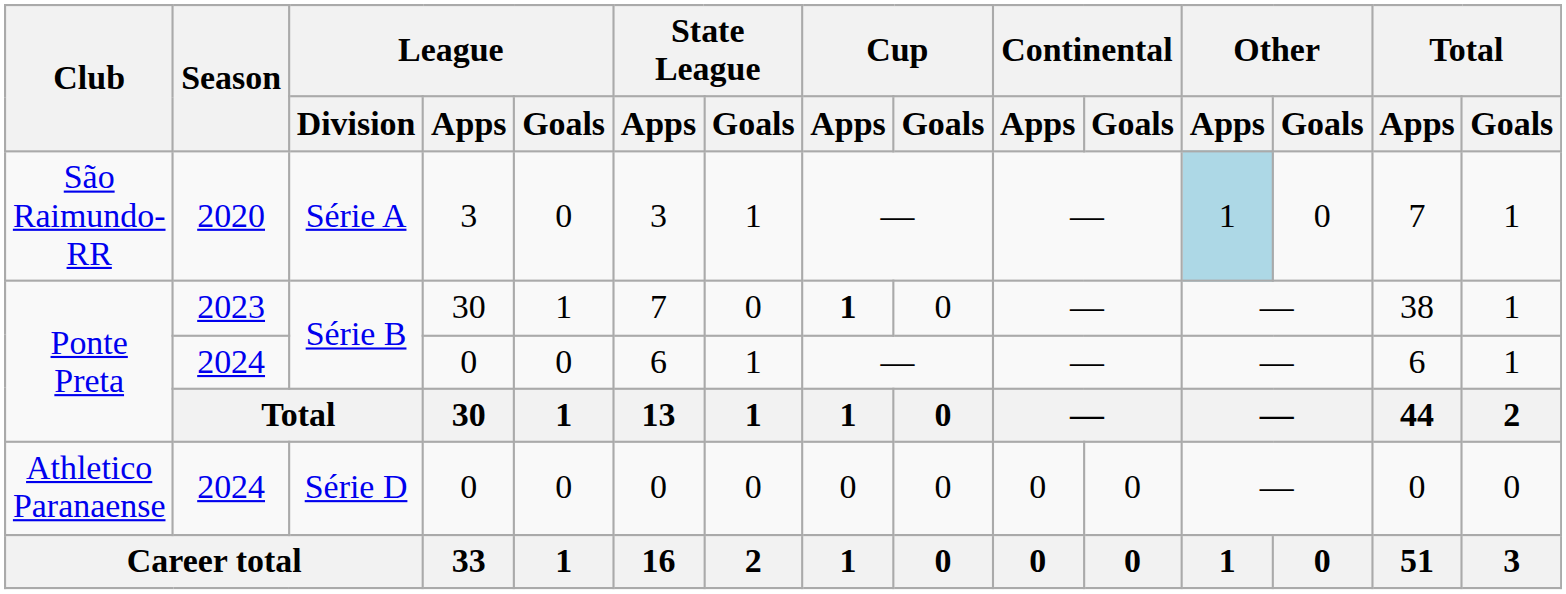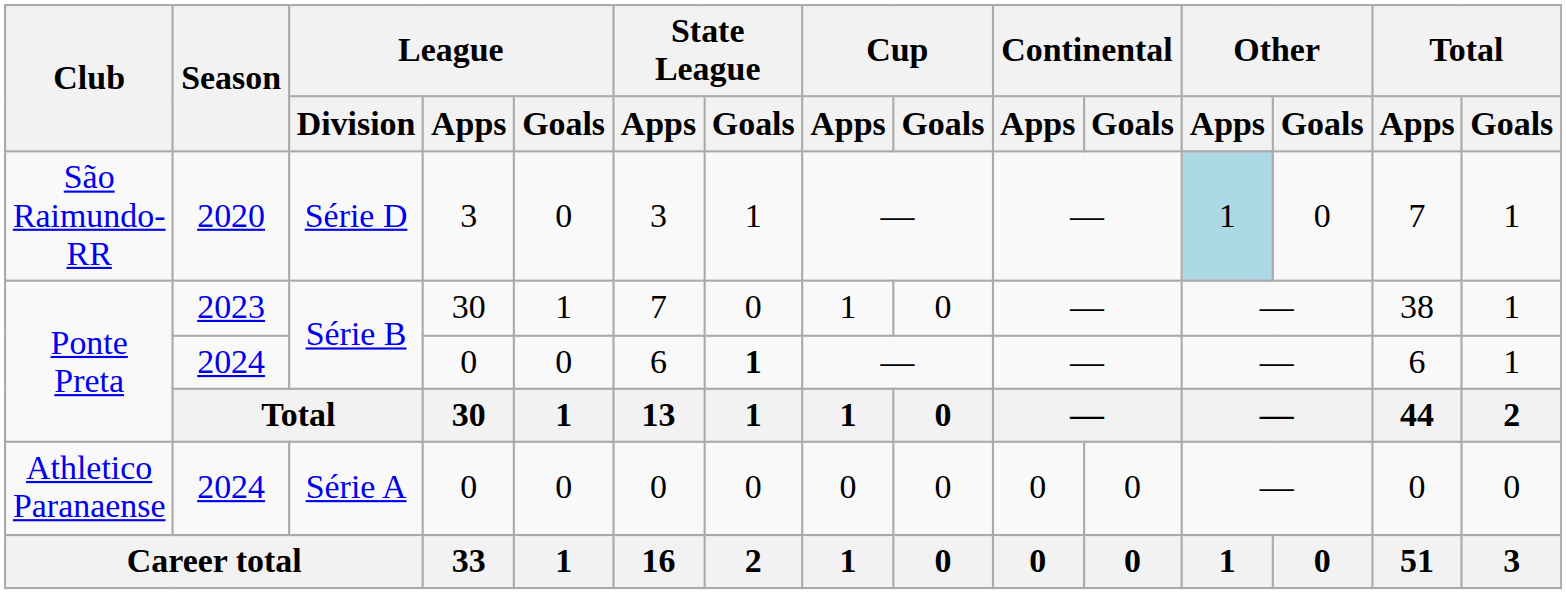(356, 215) Série A -> (356, 215) Série D
(848, 307) bold -> (848, 307) normal
(753, 361) normal -> (753, 361) bold
(356, 487) Série D -> (356, 487) Série A
